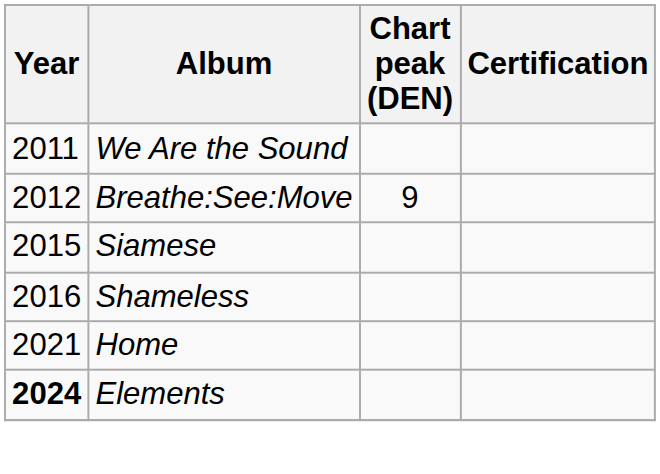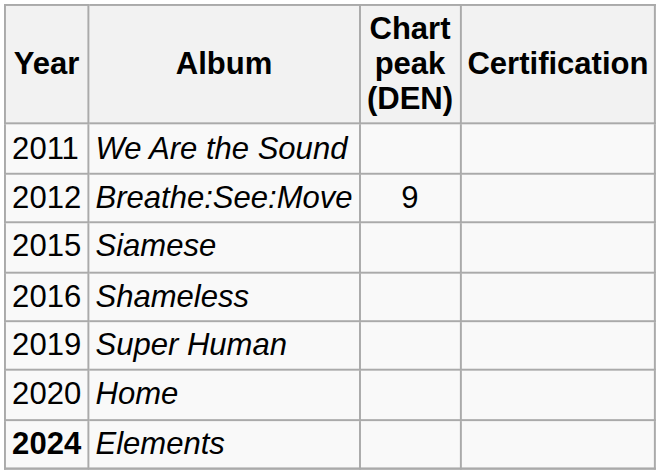+ row: (191, 345)
(47, 345) 2021 -> (47, 394) 2020
